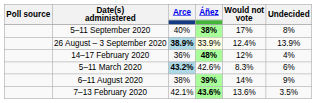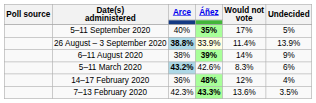(209, 30) 38% -> (209, 30) 35%
(289, 30) 8% -> (289, 30) 5%
(182, 43) 38.9% -> (182, 43) 38.8%
(244, 43) 12.4% -> (244, 43) 11.4%
rows swapped: (110, 79) <-> (110, 55)
(182, 92) 42.1% -> (182, 92) 42.3%
(209, 92) 43.6% -> (209, 92) 43.3%
